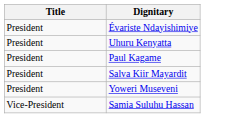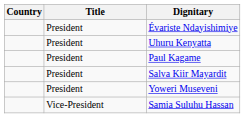+ column: (24, 12)
